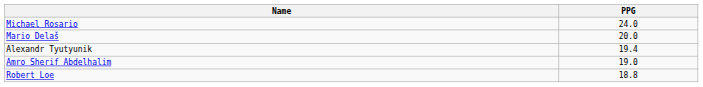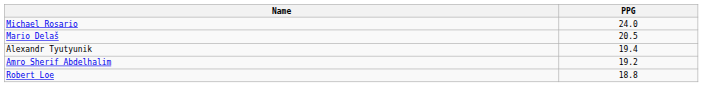(628, 37) 20.0 -> (628, 37) 20.5
(628, 62) 19.0 -> (628, 62) 19.2
